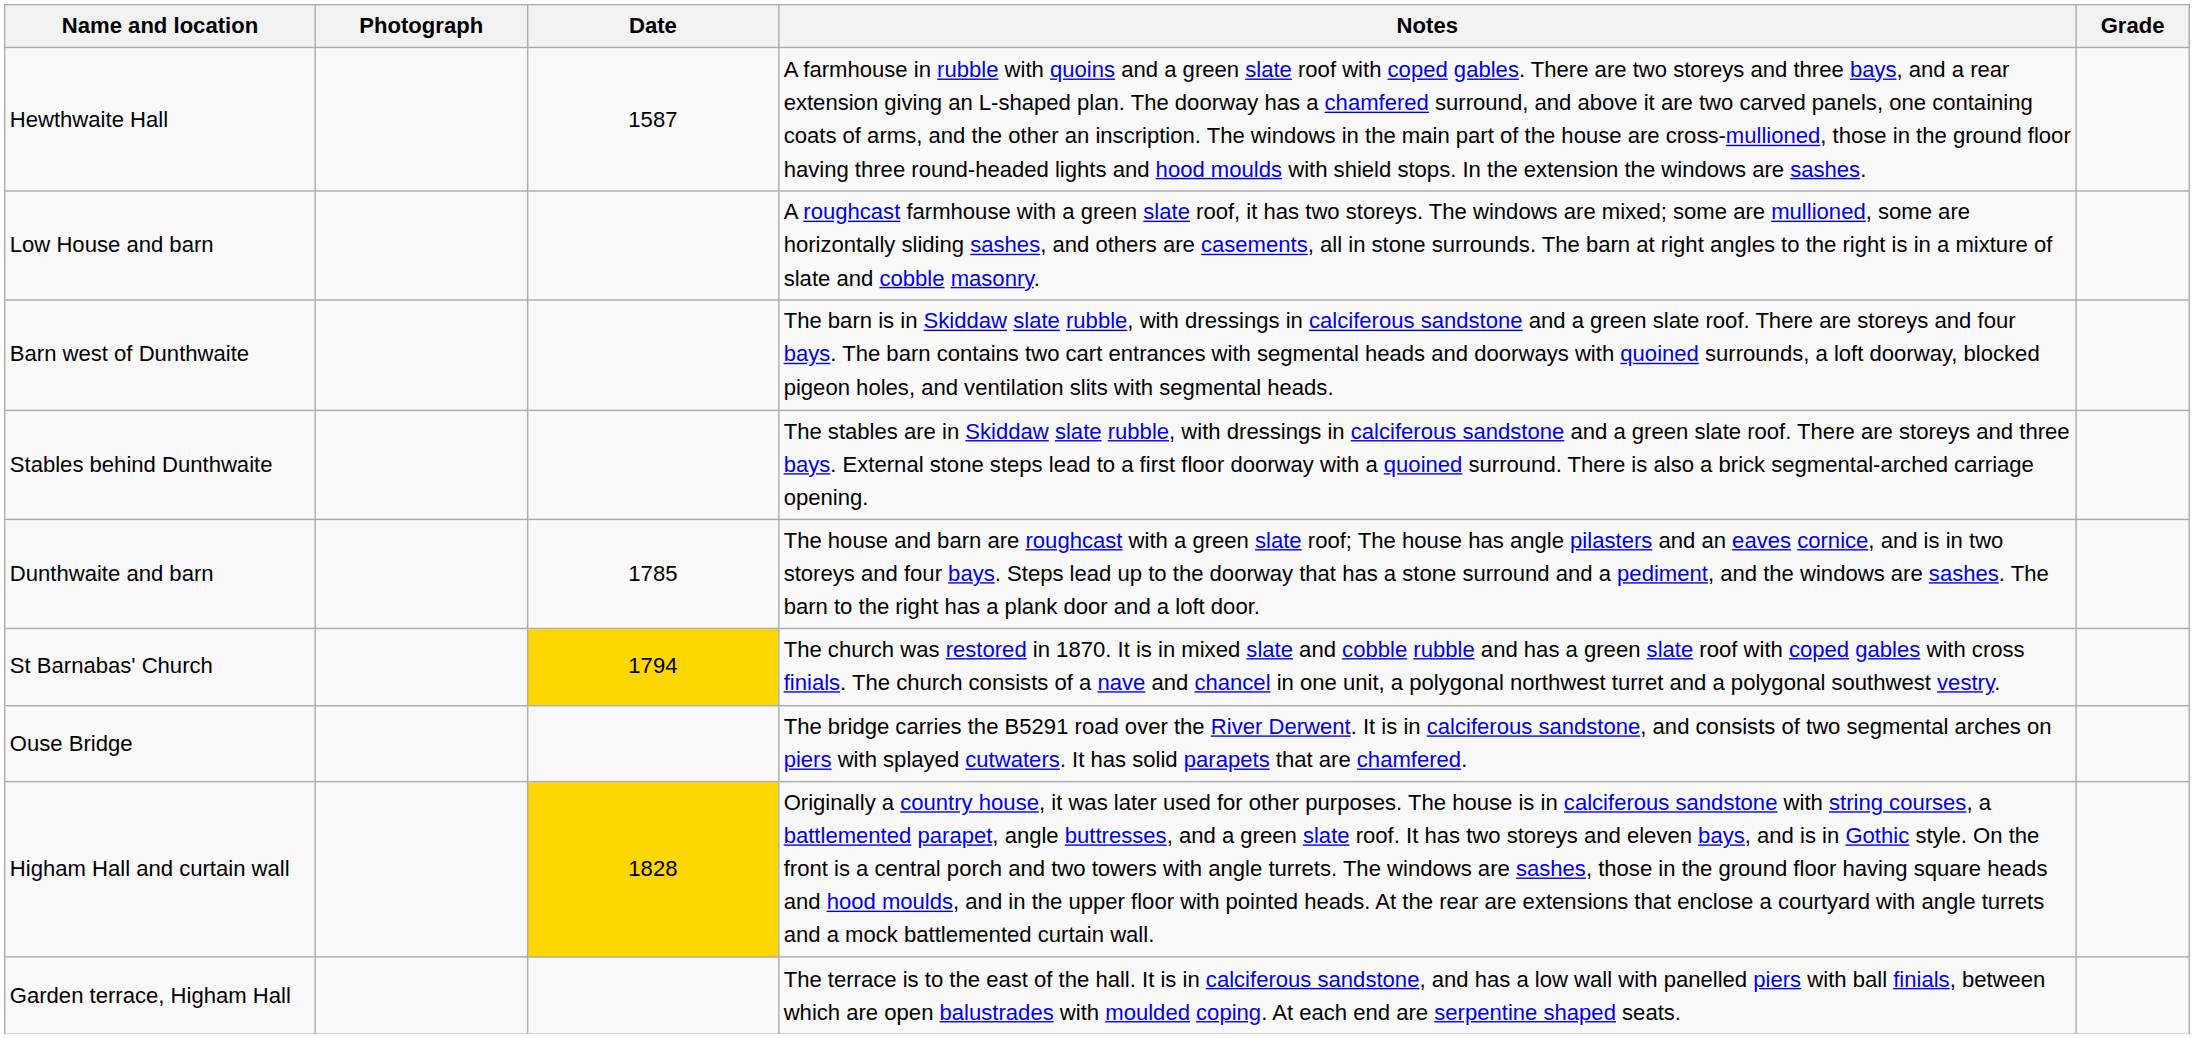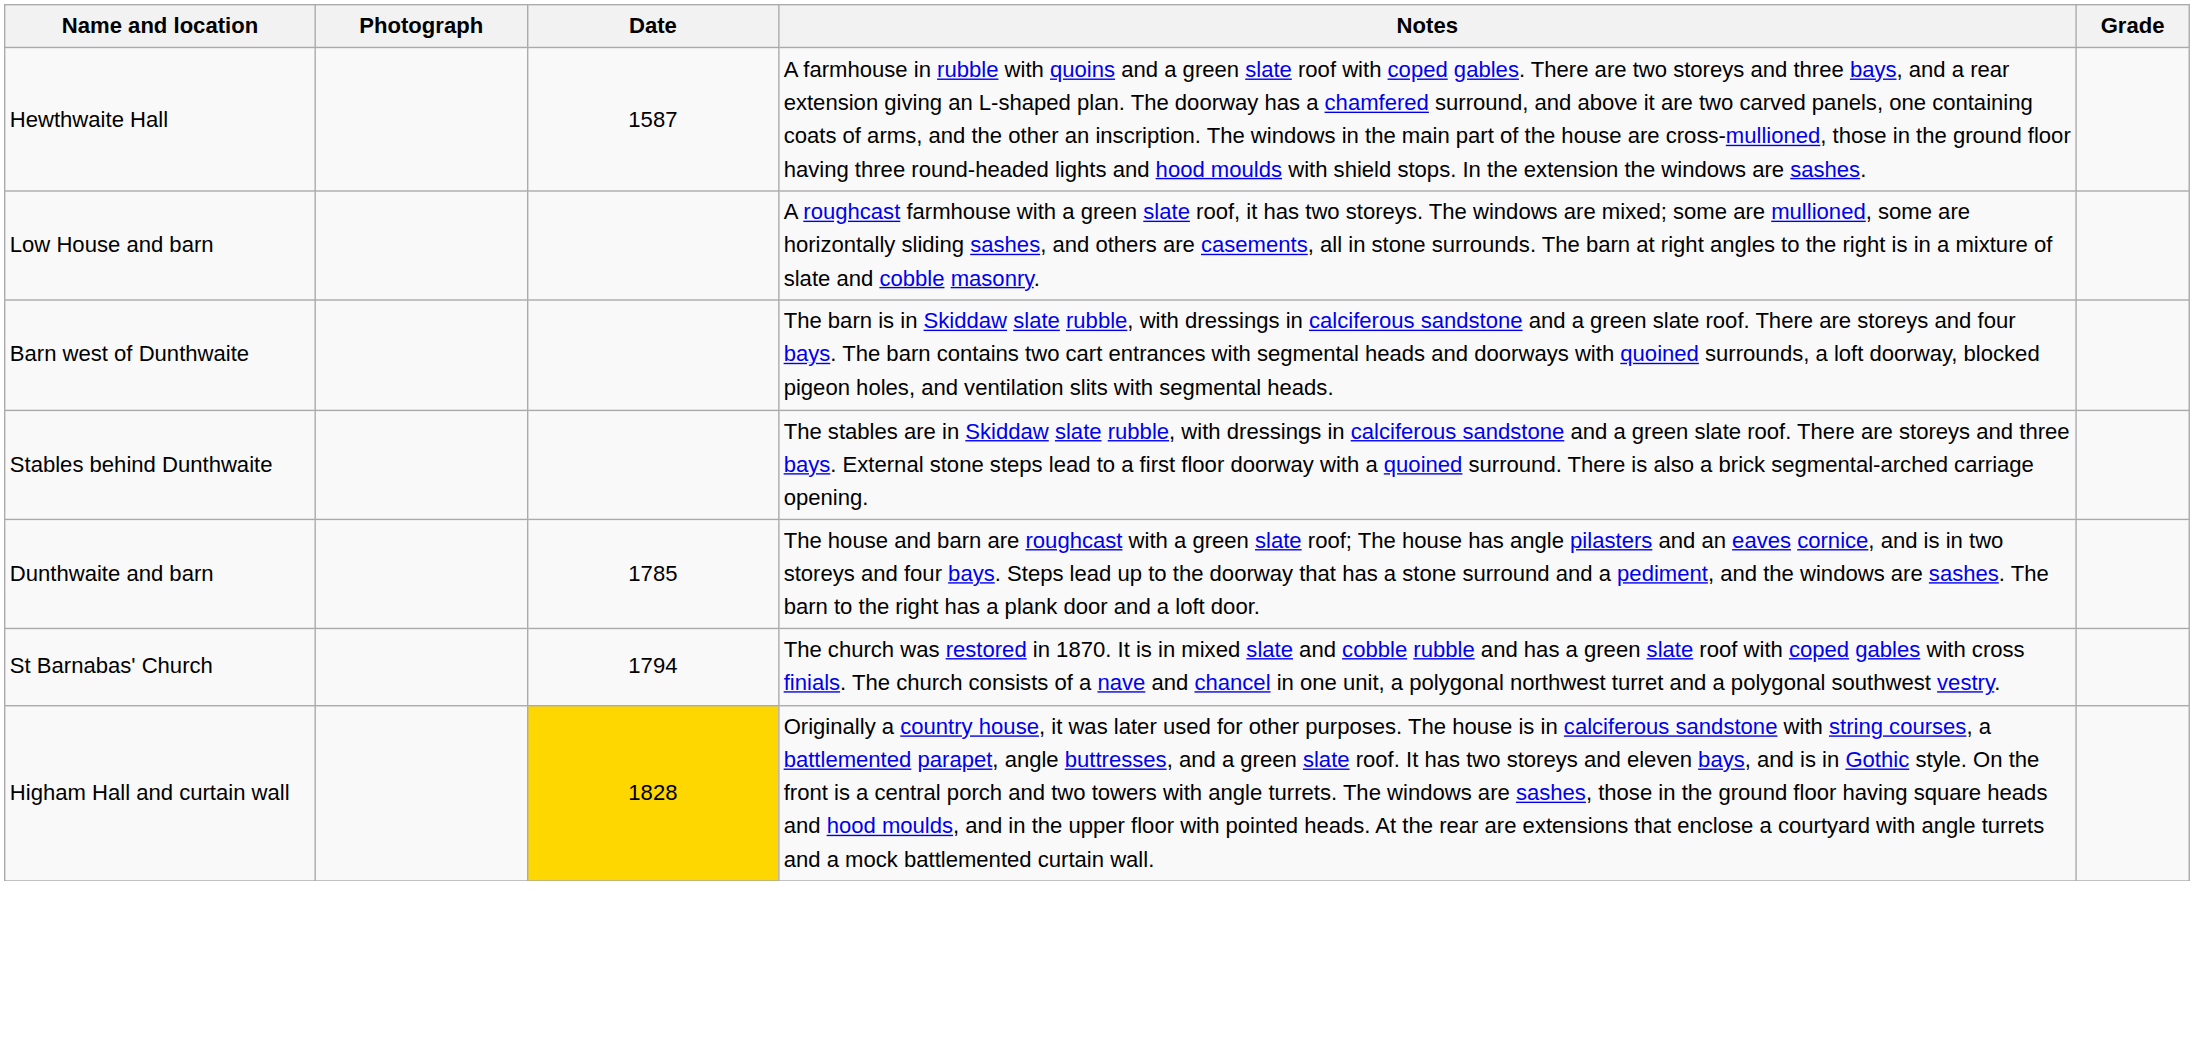(653, 666) gold background -> (653, 666) no background
- row: (71, 743)
- row: (150, 995)
